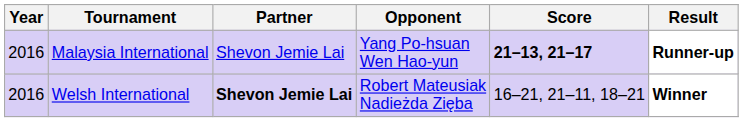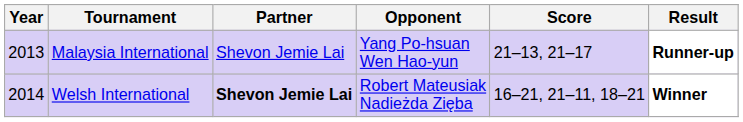(26, 52) 2016 -> (26, 52) 2013
(543, 52) bold -> (543, 52) normal
(26, 96) 2016 -> (26, 96) 2014
